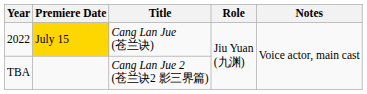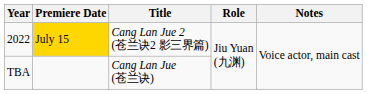(144, 38) Cang Lan Jue (苍兰诀) -> (160, 38) Cang Lan Jue 2 (苍兰诀2 影三界篇)
(160, 72) Cang Lan Jue 2 (苍兰诀2 影三界篇) -> (144, 72) Cang Lan Jue (苍兰诀)
